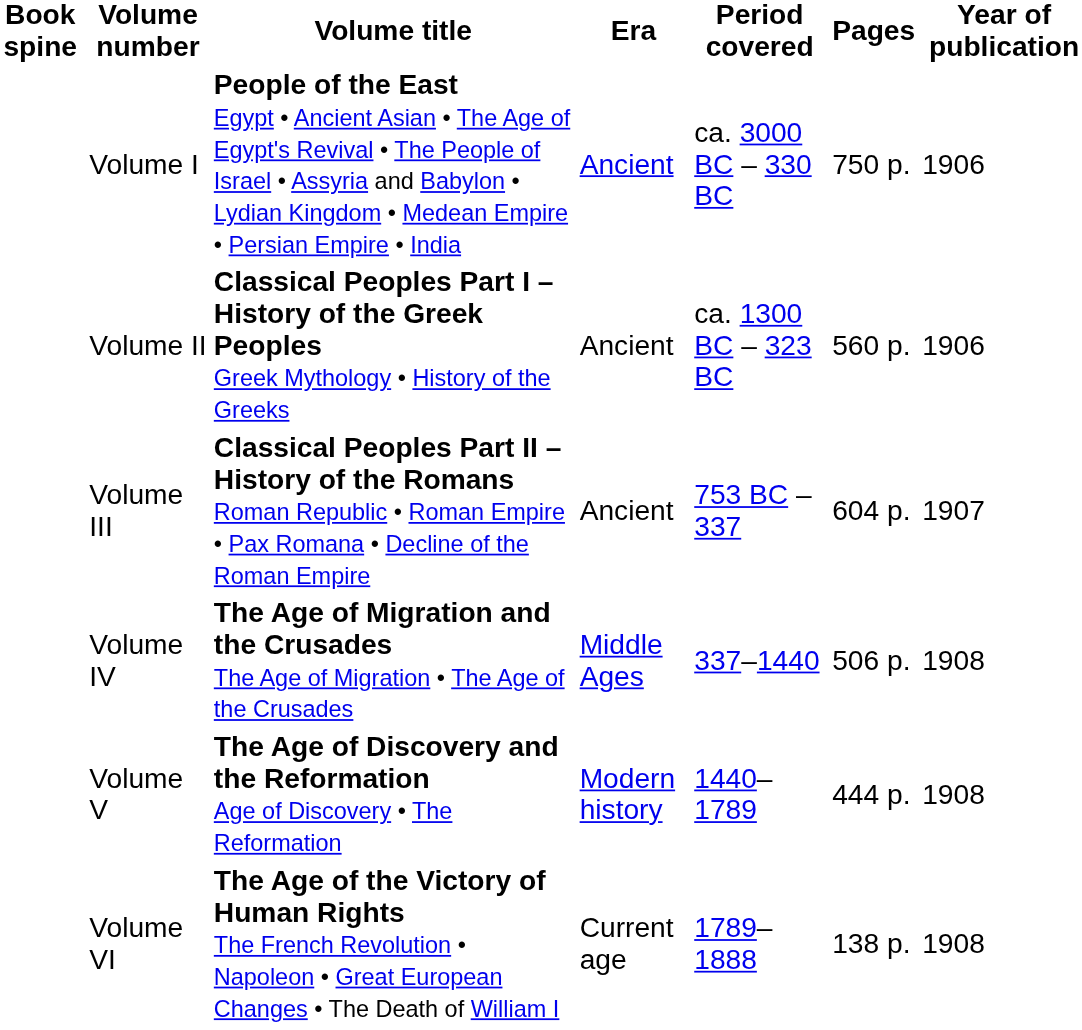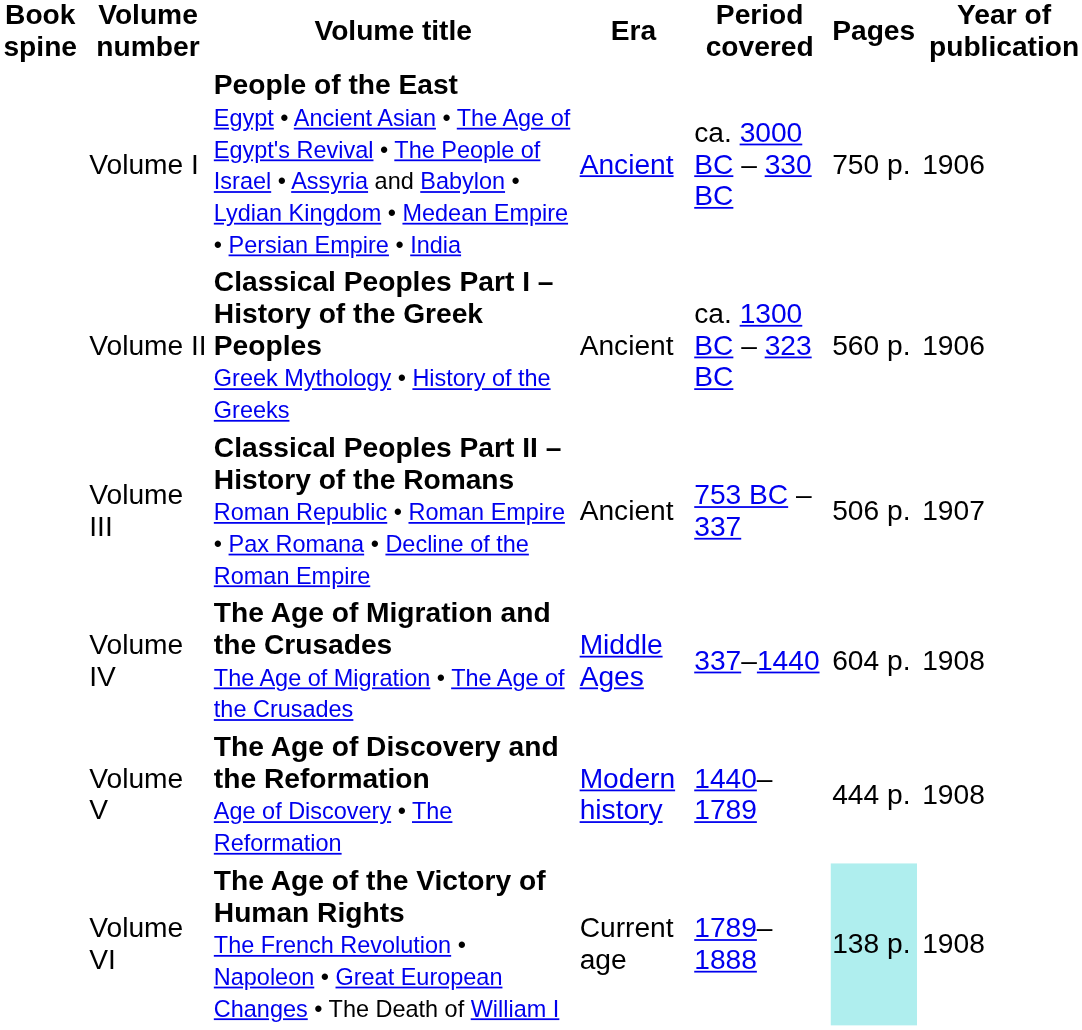(871, 511) 604 p. -> (871, 511) 506 p.
(871, 660) 506 p. -> (871, 660) 604 p.
(871, 944) no background -> (871, 944) paleturquoise background
